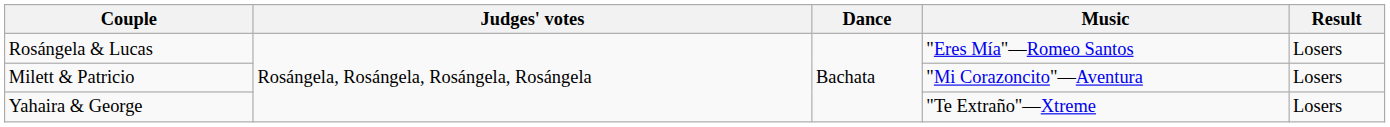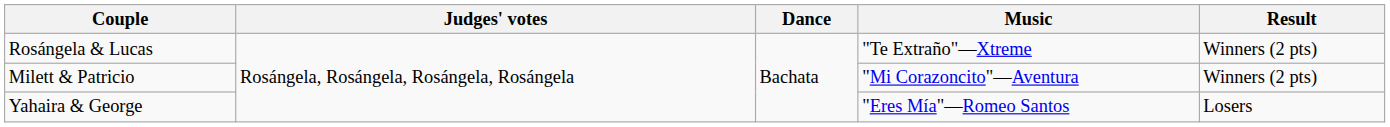(1030, 48) "Eres Mía"—Romeo Santos -> (947, 48) "Te Extraño"—Xtreme
(1318, 48) Losers -> (1260, 48) Winners (2 pts)
(1318, 77) Losers -> (1260, 77) Winners (2 pts)
(1011, 106) "Te Extraño"—Xtreme -> (966, 106) "Eres Mía"—Romeo Santos
